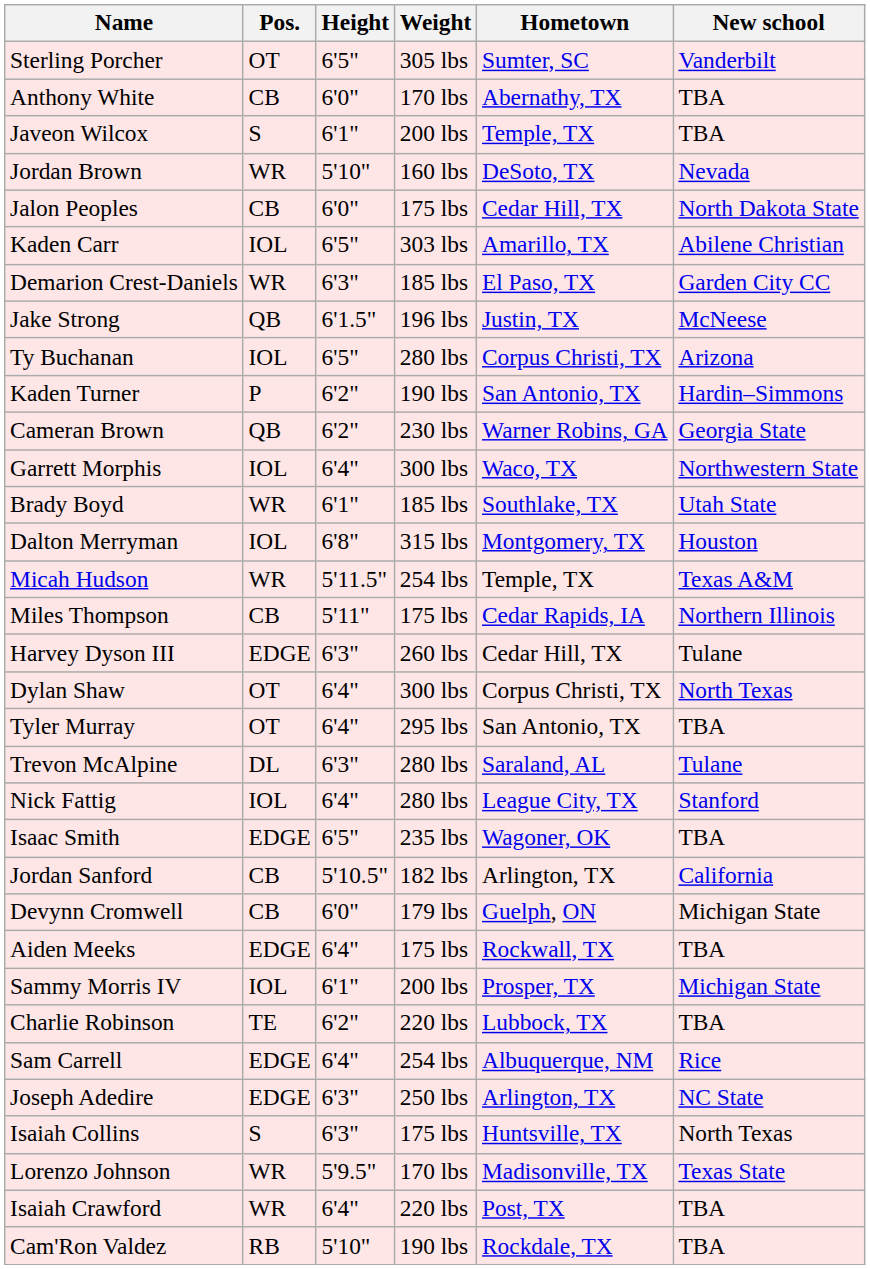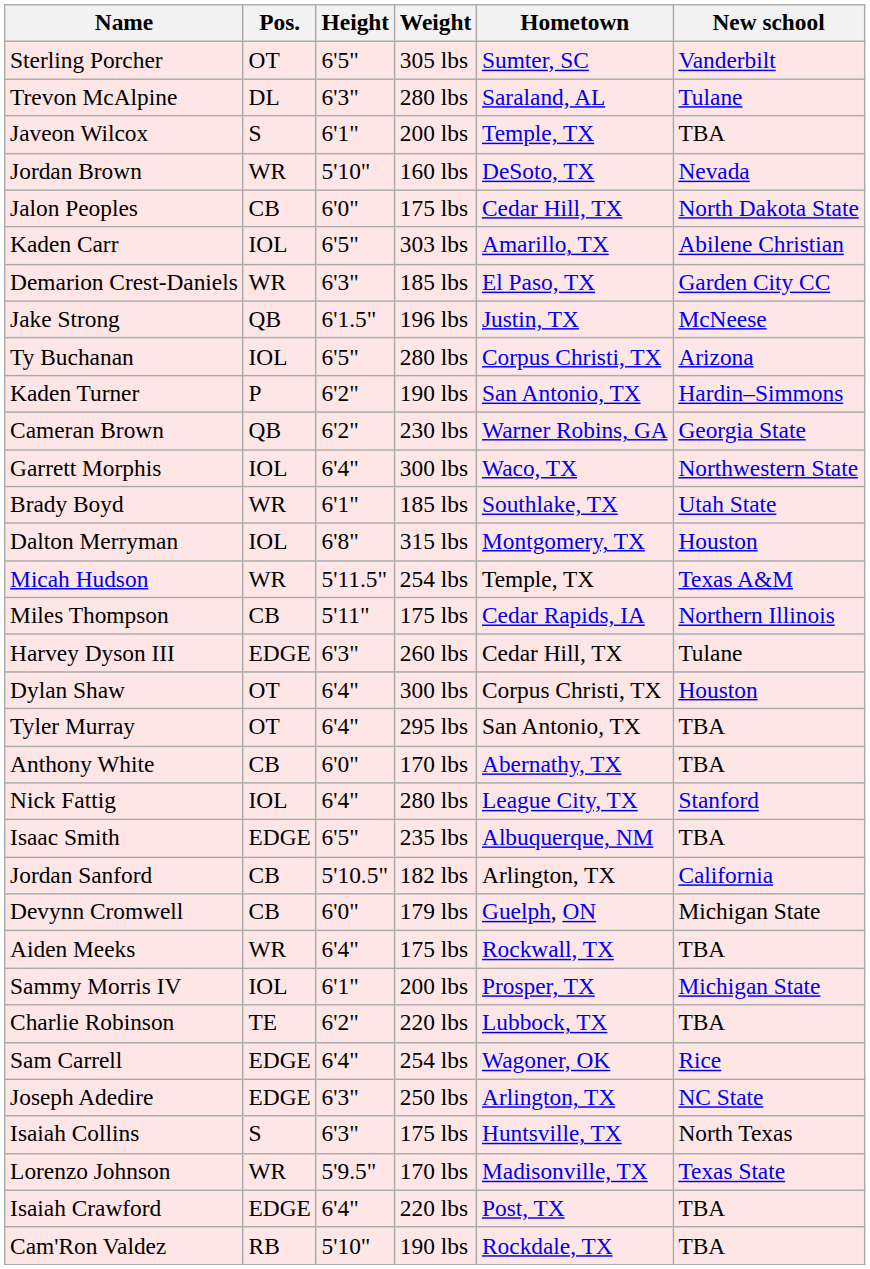rows swapped: (94, 763) <-> (82, 97)
(735, 689) North Texas -> (718, 689) Houston
(546, 838) Wagoner, OK -> (568, 838) Albuquerque, NM
(280, 949) EDGE -> (267, 949) WR
(568, 1060) Albuquerque, NM -> (546, 1060) Wagoner, OK
(267, 1208) WR -> (280, 1208) EDGE
